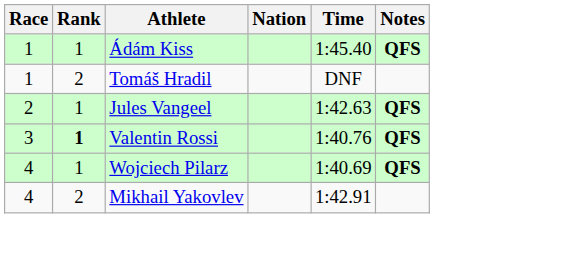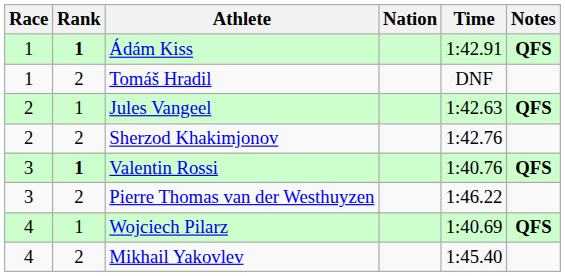(79, 49) normal -> (79, 49) bold
(343, 49) 1:45.40 -> (474, 49) 1:42.91
+ row: (194, 138)
+ row: (242, 197)
(343, 197) 1:42.91 -> (474, 256) 1:45.40
